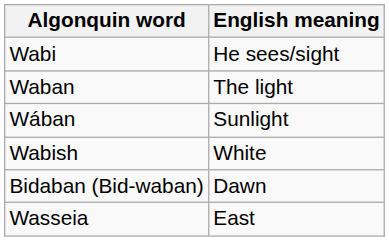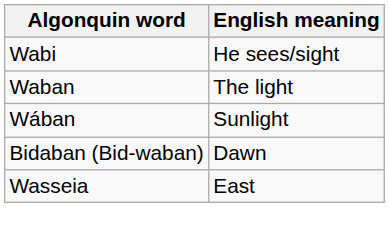- row: (44, 152)
